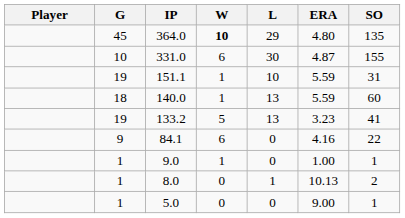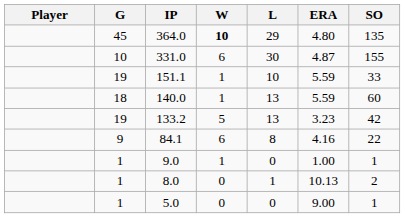(374, 77) 31 -> (374, 77) 33
(374, 118) 41 -> (374, 118) 42
(273, 139) 0 -> (273, 139) 8
